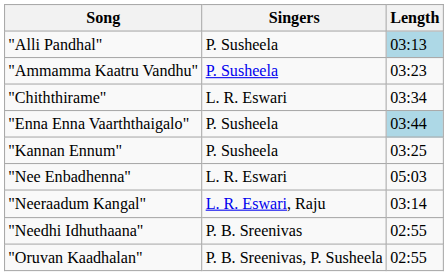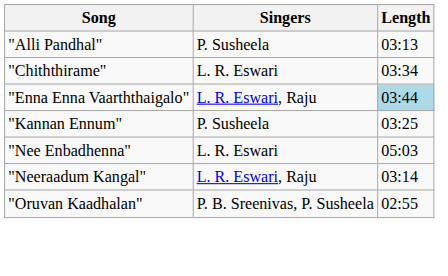(409, 44) lightblue background -> (400, 44) no background
- row: (103, 71)
(242, 124) P. Susheela -> (257, 97) L. R. Eswari, Raju
- row: (76, 230)
